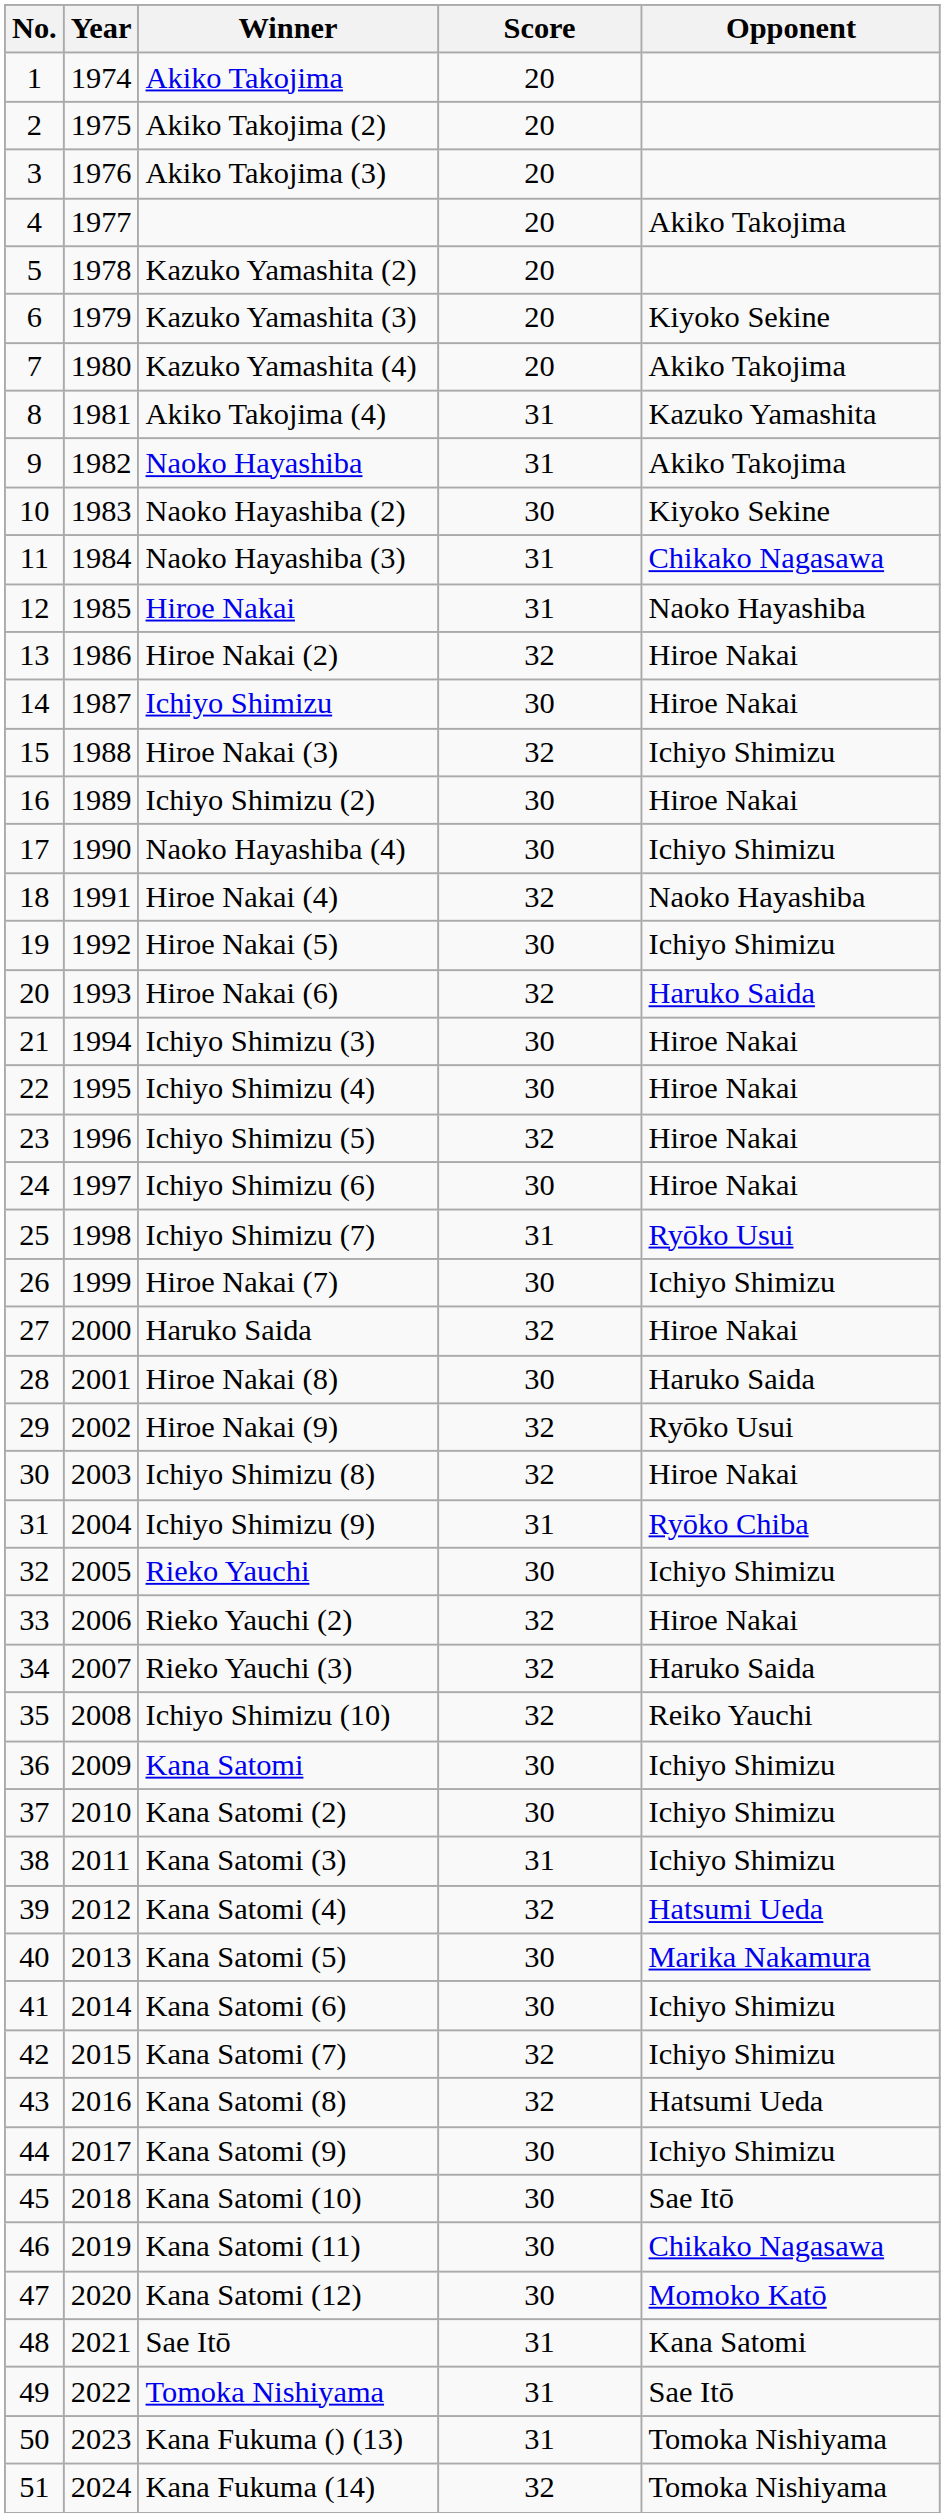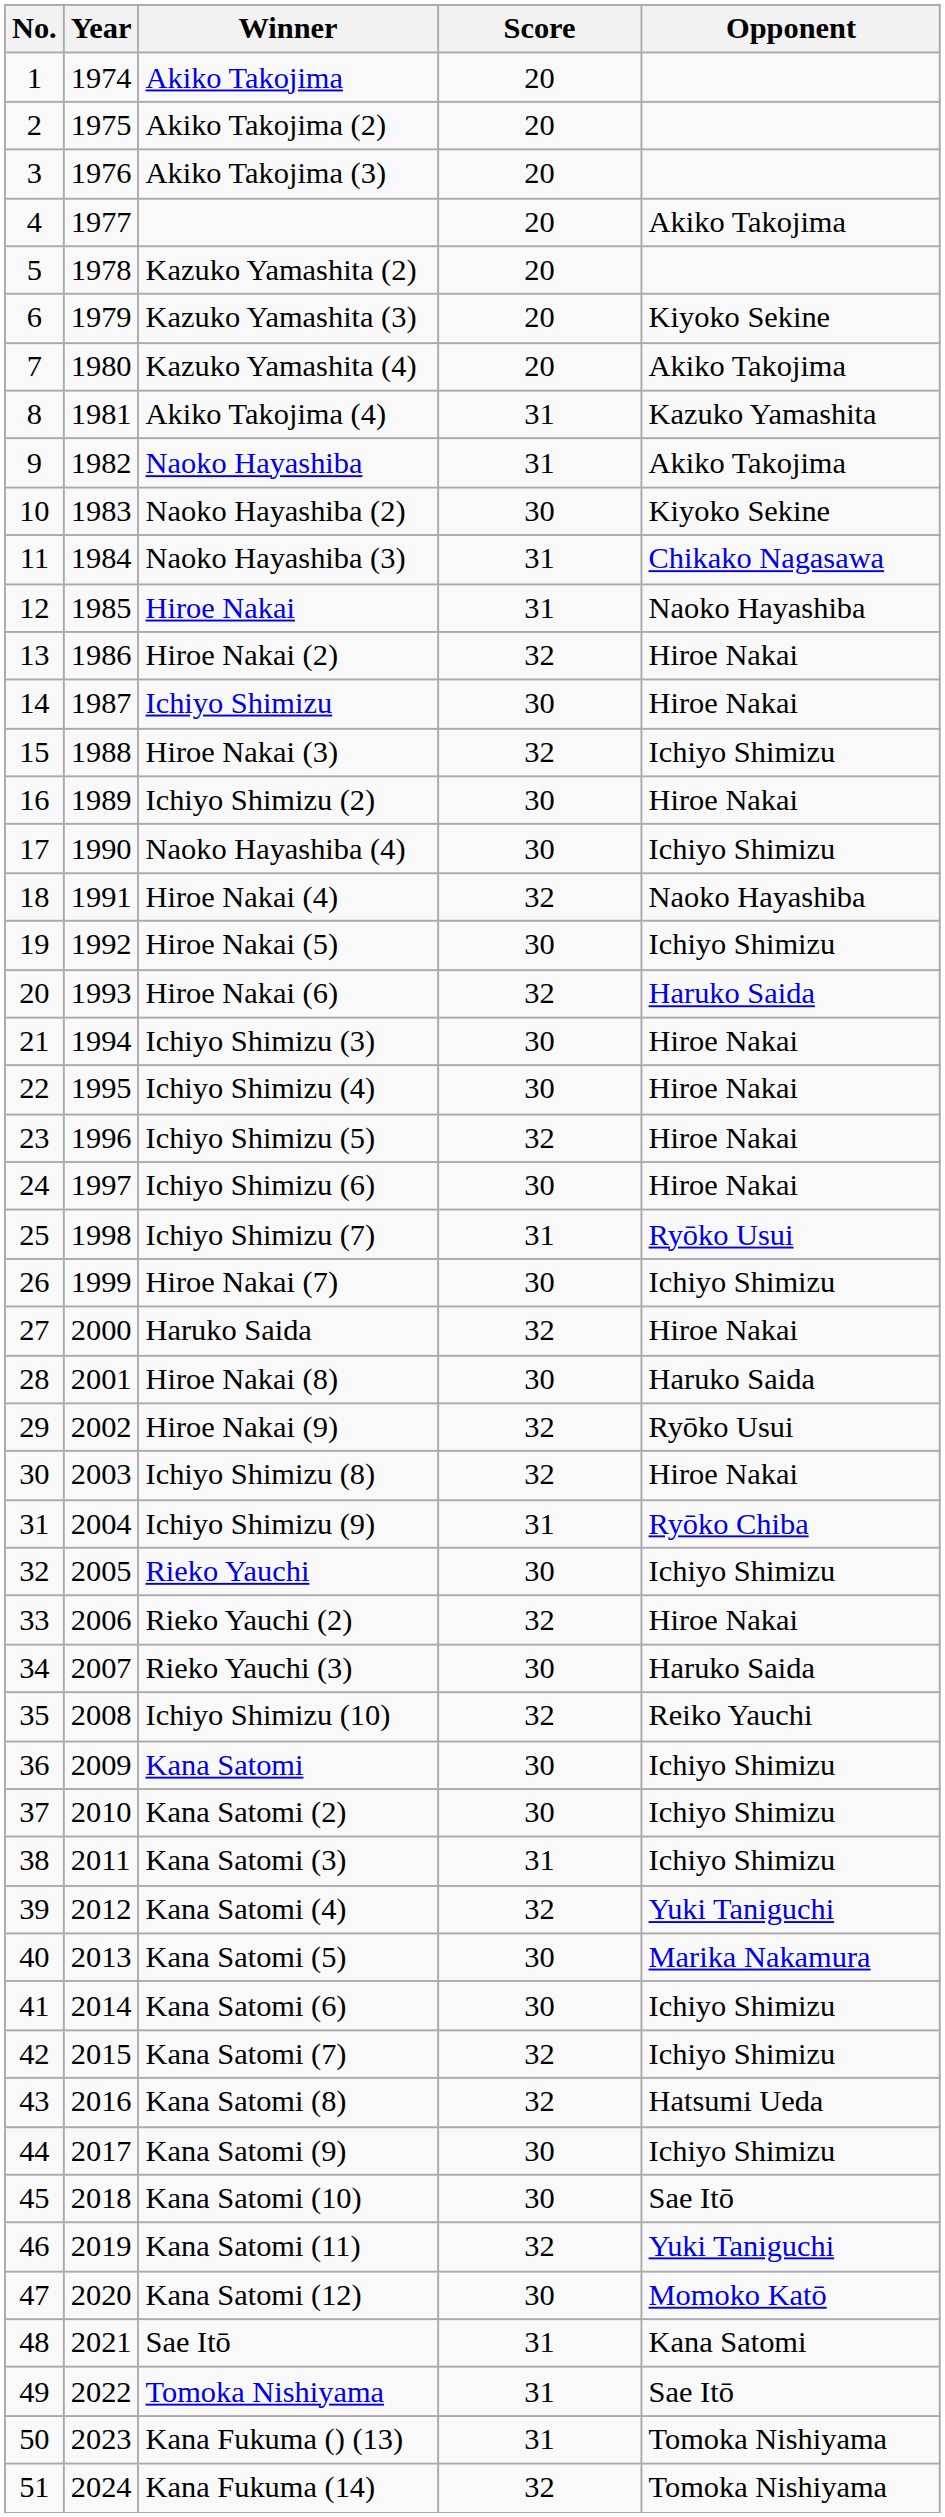(540, 1667) 32 -> (540, 1667) 30
(736, 1908) Hatsumi Ueda -> (741, 1908) Yuki Taniguchi
(540, 2246) 30 -> (540, 2246) 32
(766, 2246) Chikako Nagasawa -> (741, 2246) Yuki Taniguchi
